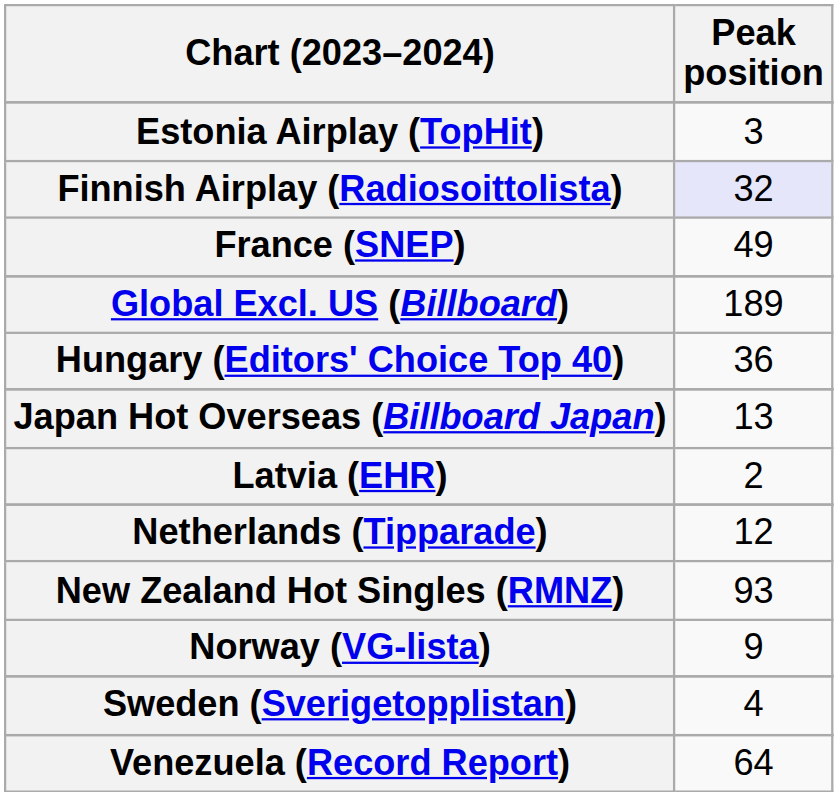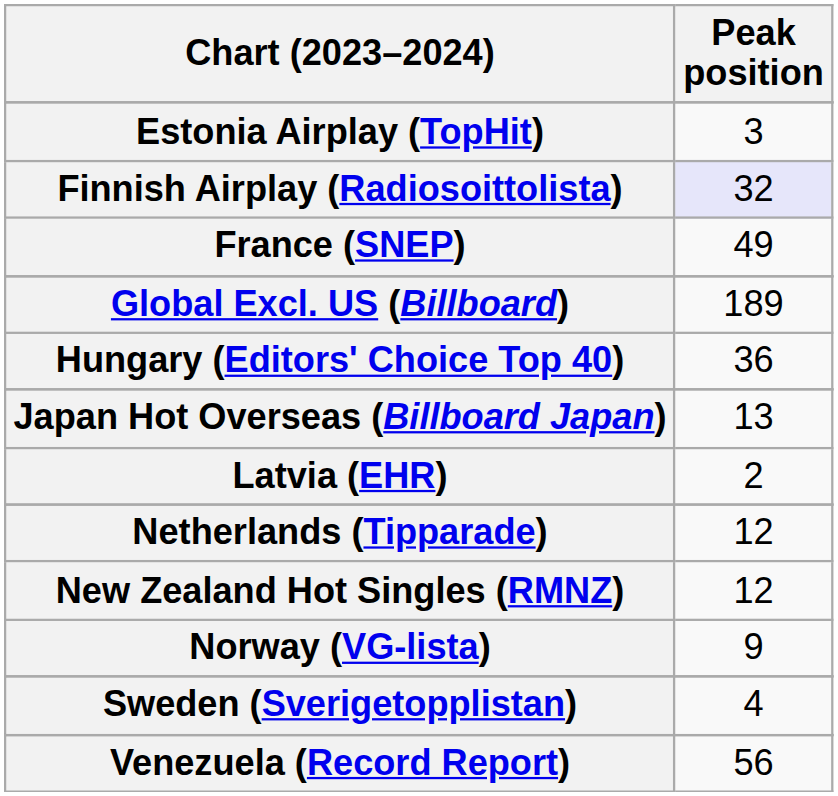(754, 589) 93 -> (754, 589) 12
(754, 762) 64 -> (754, 762) 56
